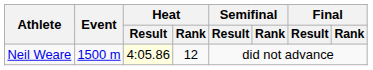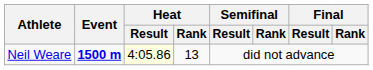(99, 55) normal -> (99, 55) bold
(191, 55) 12 -> (192, 55) 13
